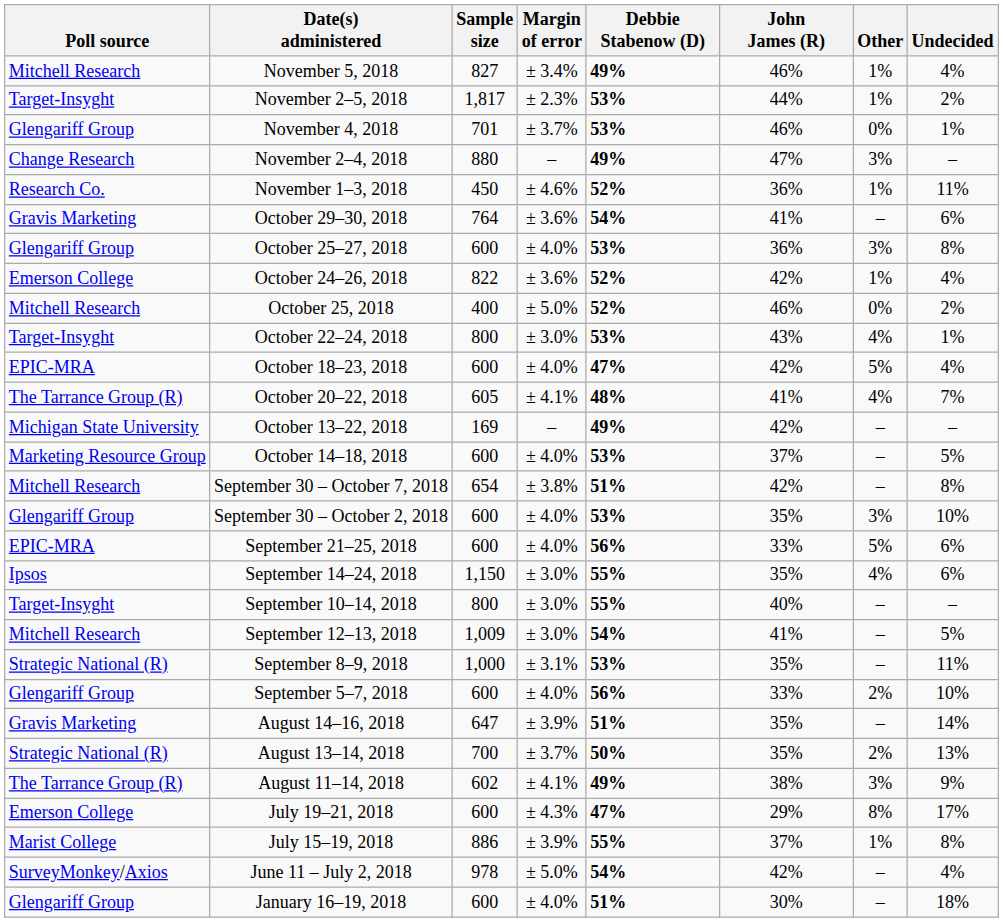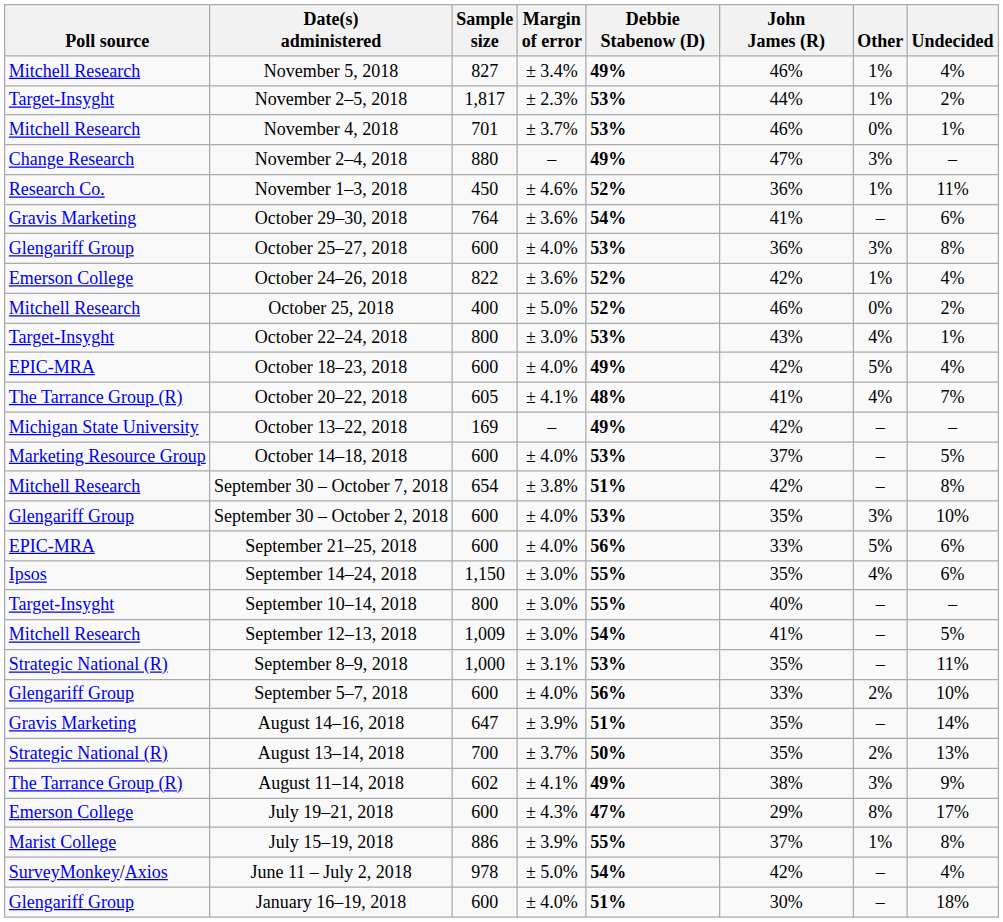(71, 130) Glengariff Group -> (75, 130) Mitchell Research
(608, 367) 47% -> (608, 367) 49%
